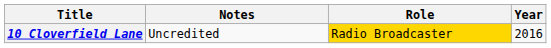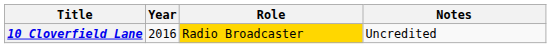columns swapped: (529, 14) <-> (237, 14)
